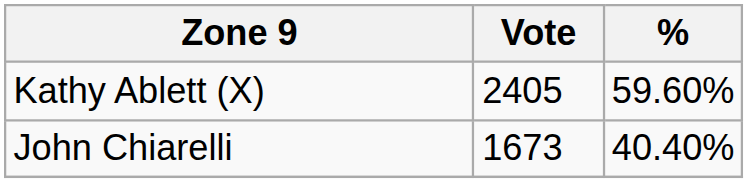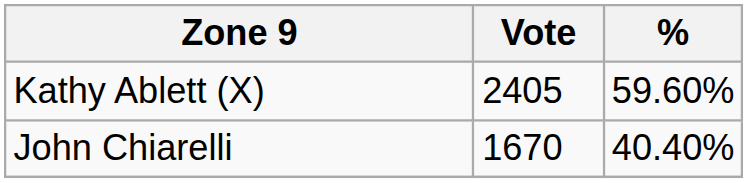(522, 147) 1673 -> (522, 147) 1670
